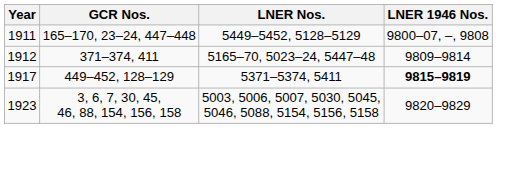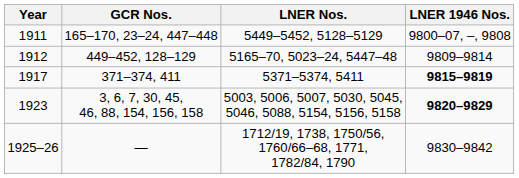(119, 56) 371–374, 411 -> (141, 56) 449–452, 128–129
(119, 77) 449–452, 128–129 -> (141, 77) 371–374, 411
(438, 105) normal -> (460, 105) bold
+ row: (33, 148)
